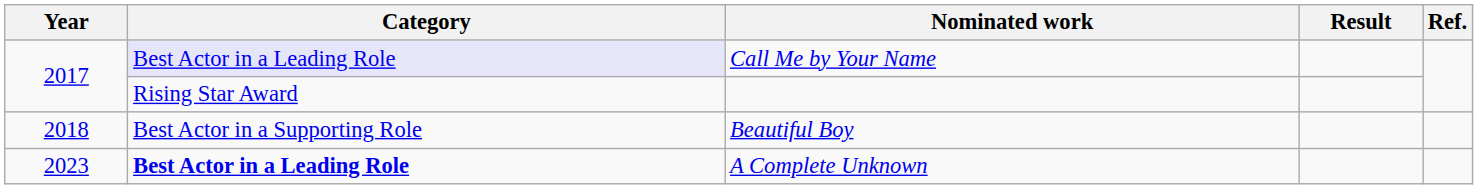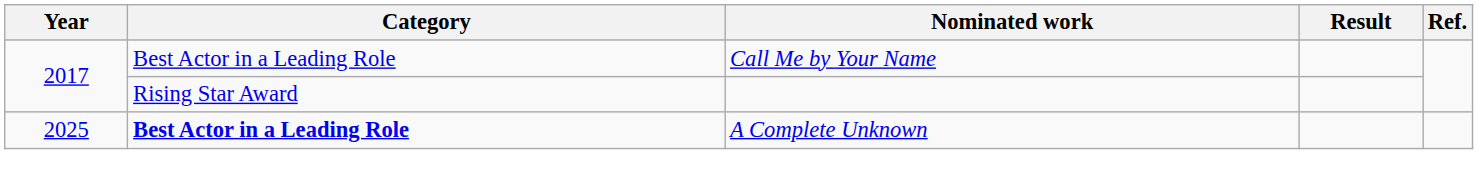(264, 58) lavender background -> (264, 58) no background
- row: (792, 129)
(66, 165) 2023 -> (66, 129) 2025
